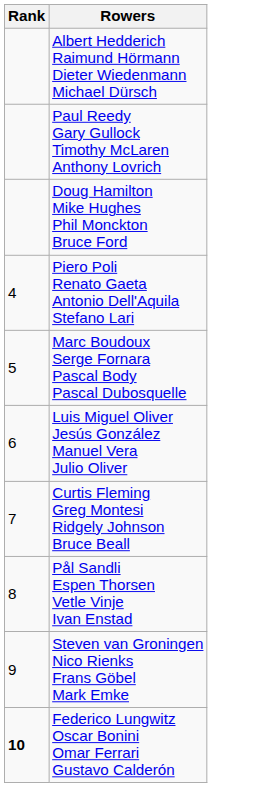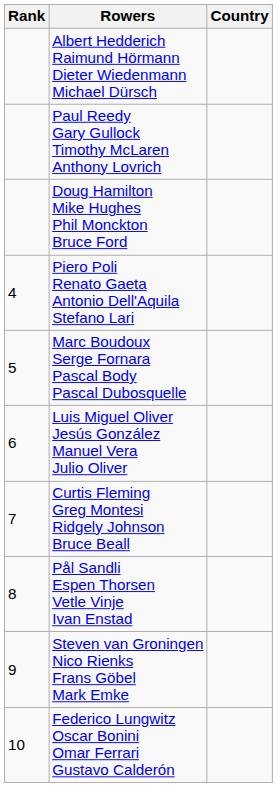+ column: (240, 16)
(16, 744) bold -> (16, 744) normal
